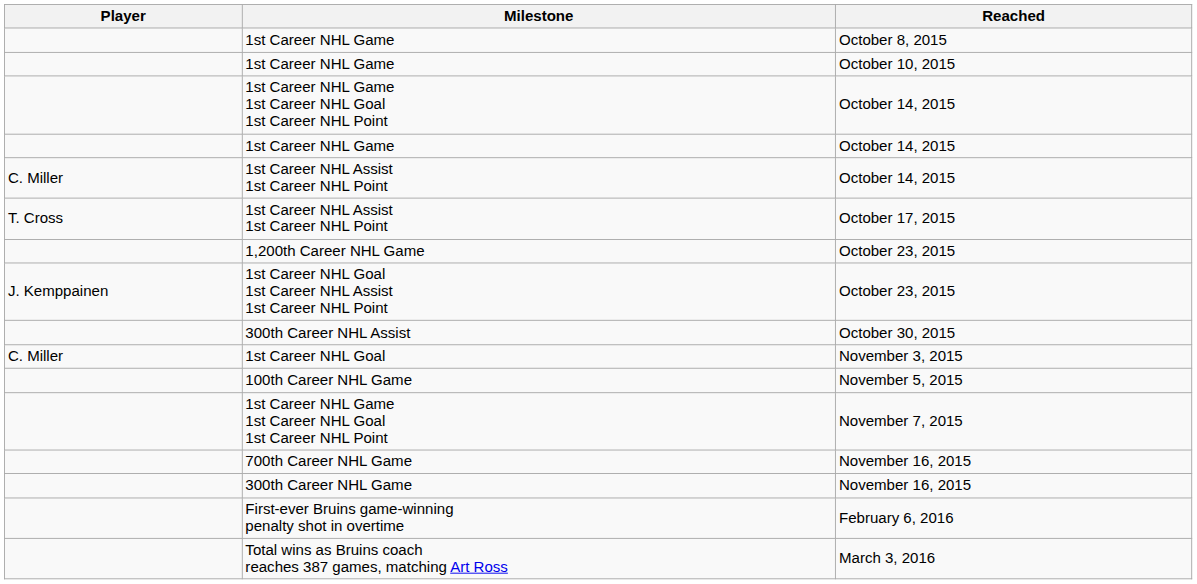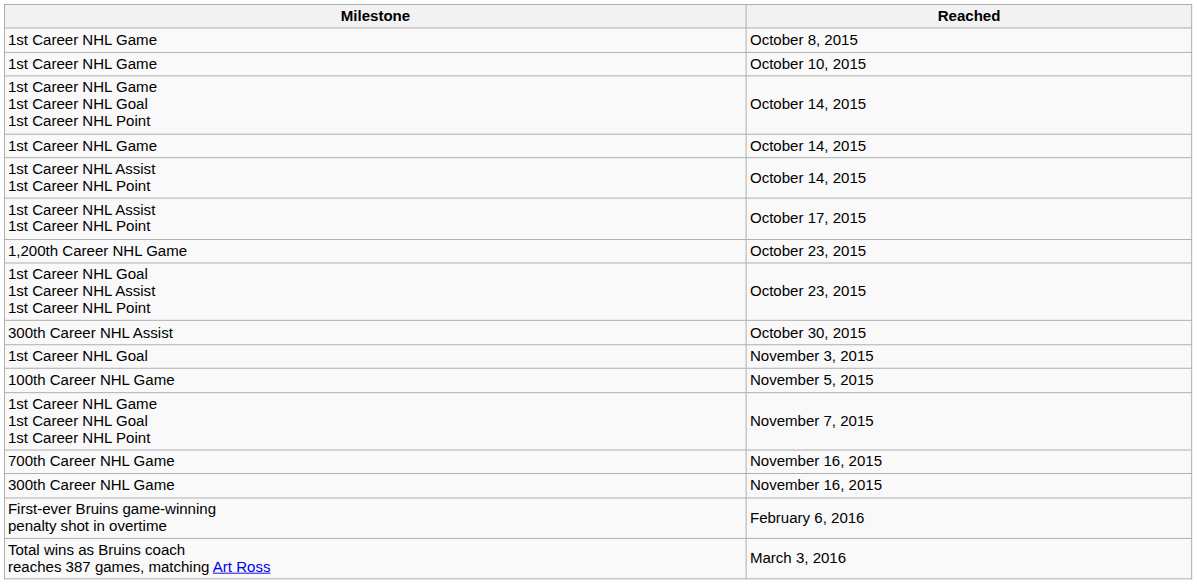- column: (123, 16)
